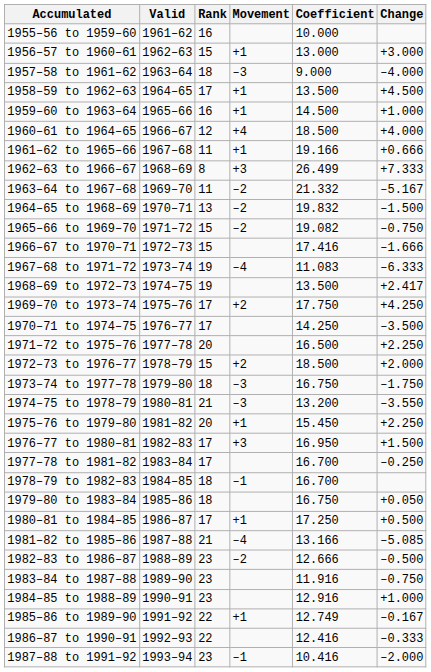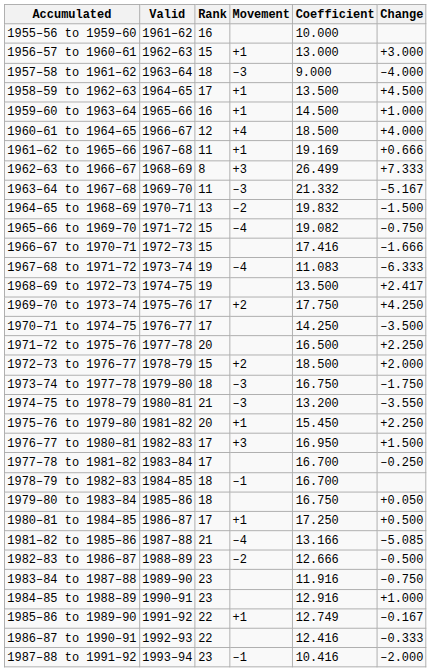(317, 151) 19.166 -> (317, 151) 19.169
(240, 190) –2 -> (240, 190) –3
(240, 229) –2 -> (240, 229) –4
